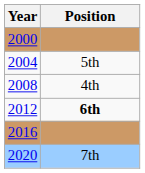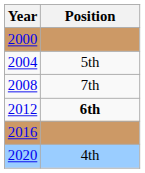(90, 86) 4th -> (90, 86) 7th
(90, 156) 7th -> (90, 156) 4th
